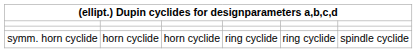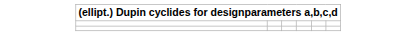- row: (52, 39)
